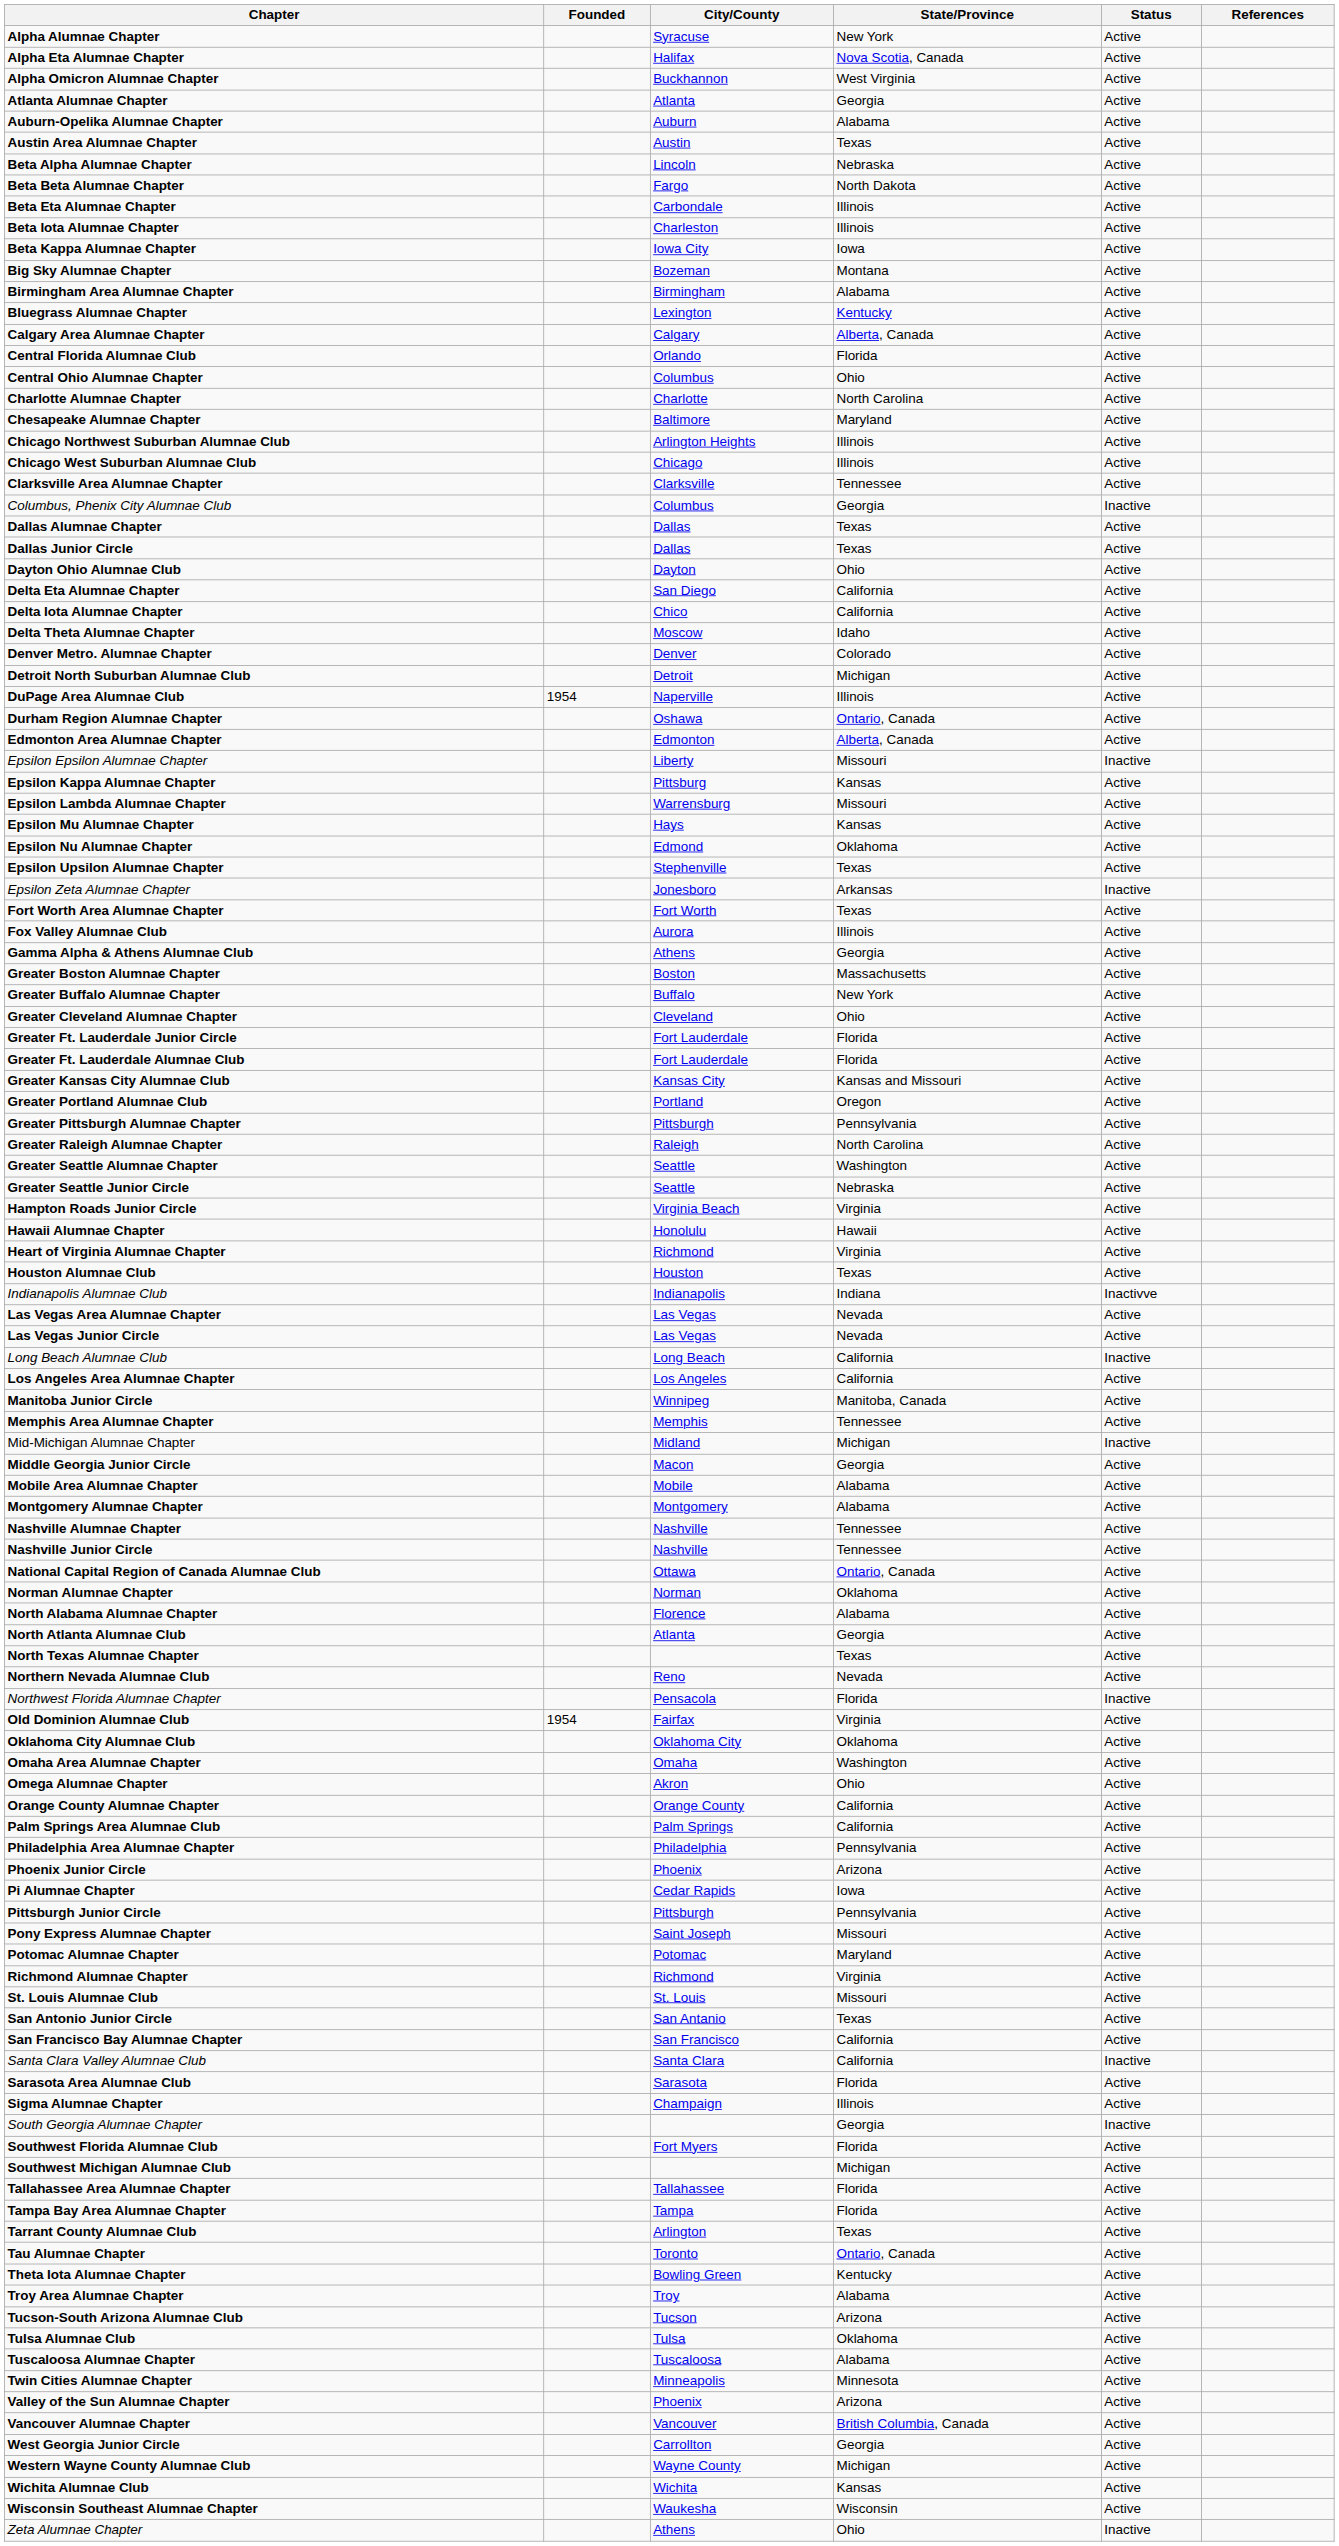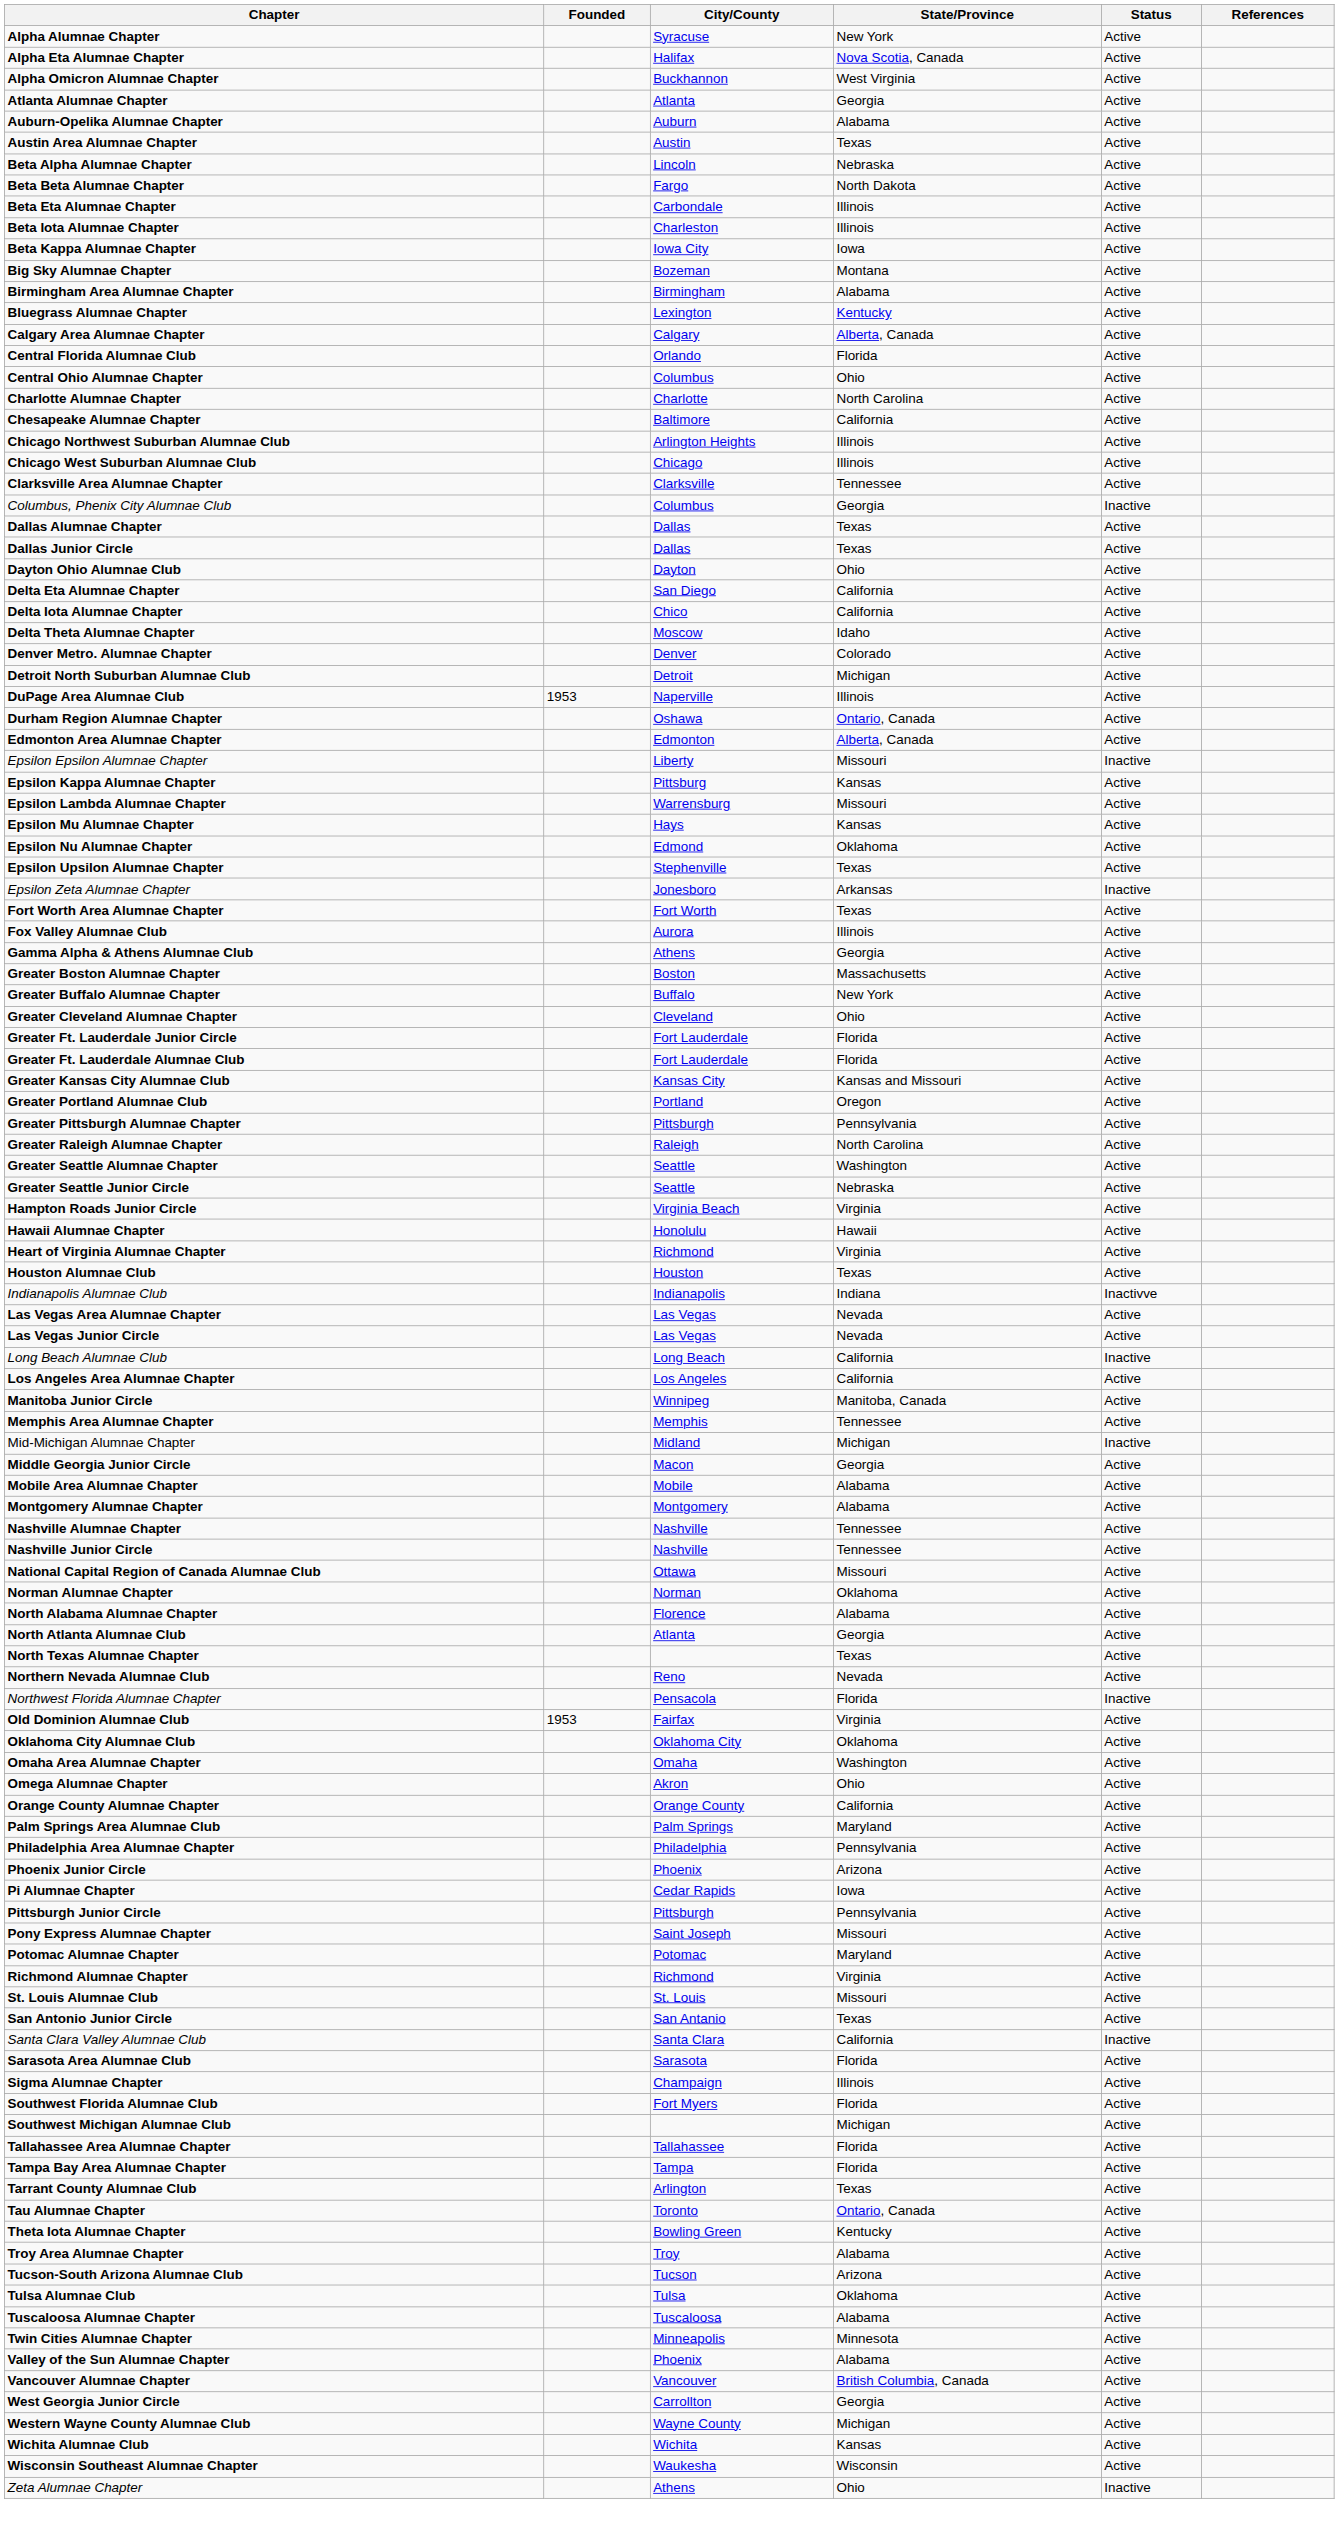(864, 420) Maryland -> (865, 420) California
(562, 697) 1954 -> (562, 697) 1953
(886, 1571) Ontario, Canada -> (861, 1571) Missouri
(562, 1720) 1954 -> (562, 1720) 1953
(865, 1826) California -> (864, 1826) Maryland
- row: (125, 2040)
- row: (105, 2125)
(859, 2402) Arizona -> (863, 2359) Alabama
